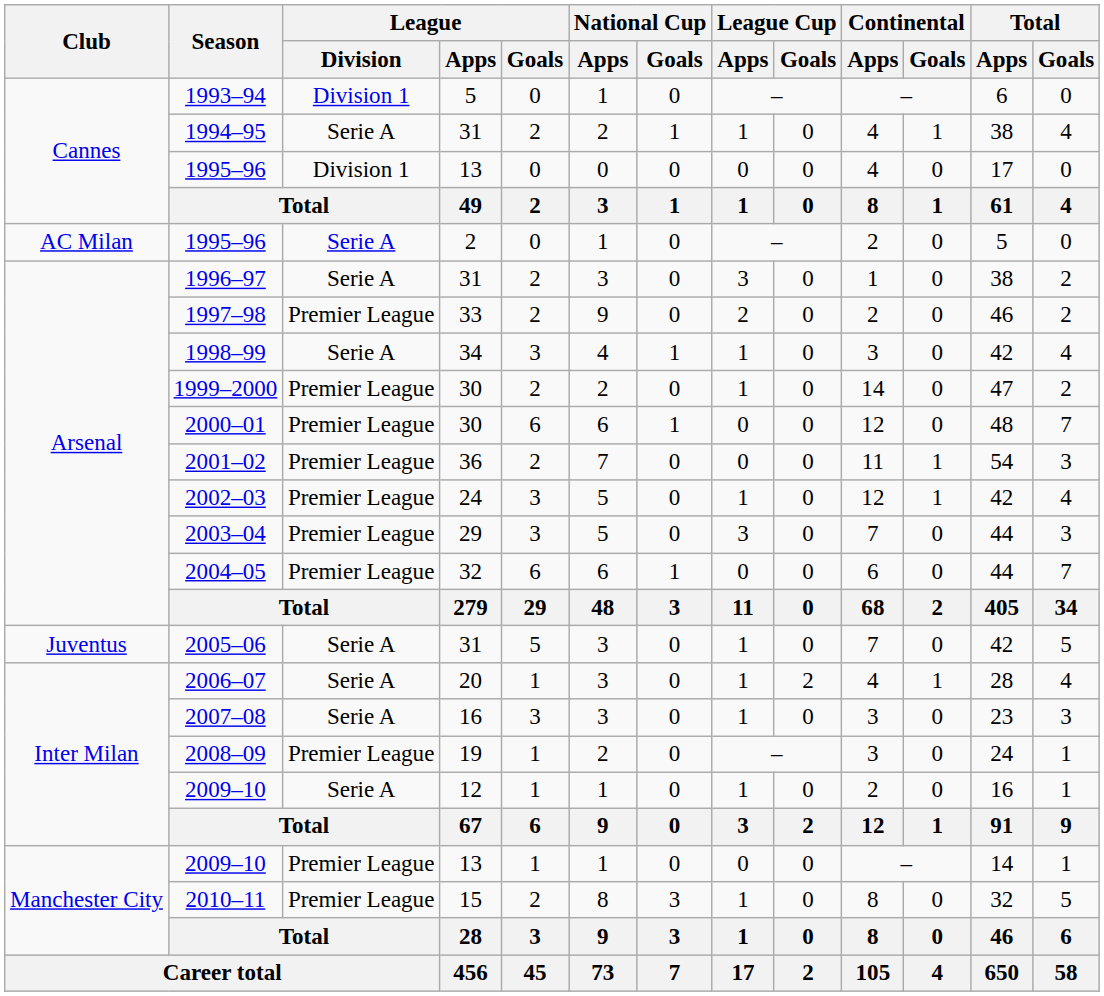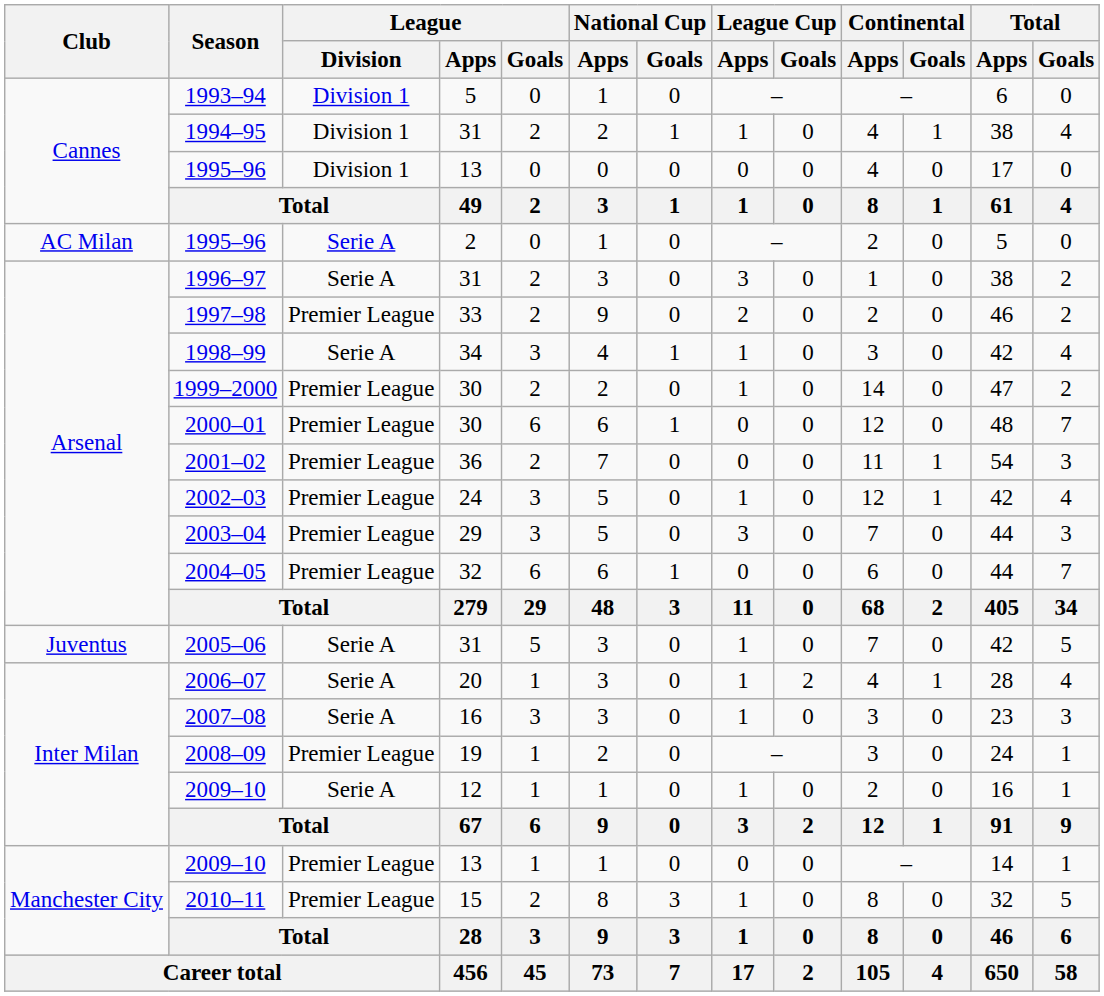(361, 132) Serie A -> (361, 132) Division 1
